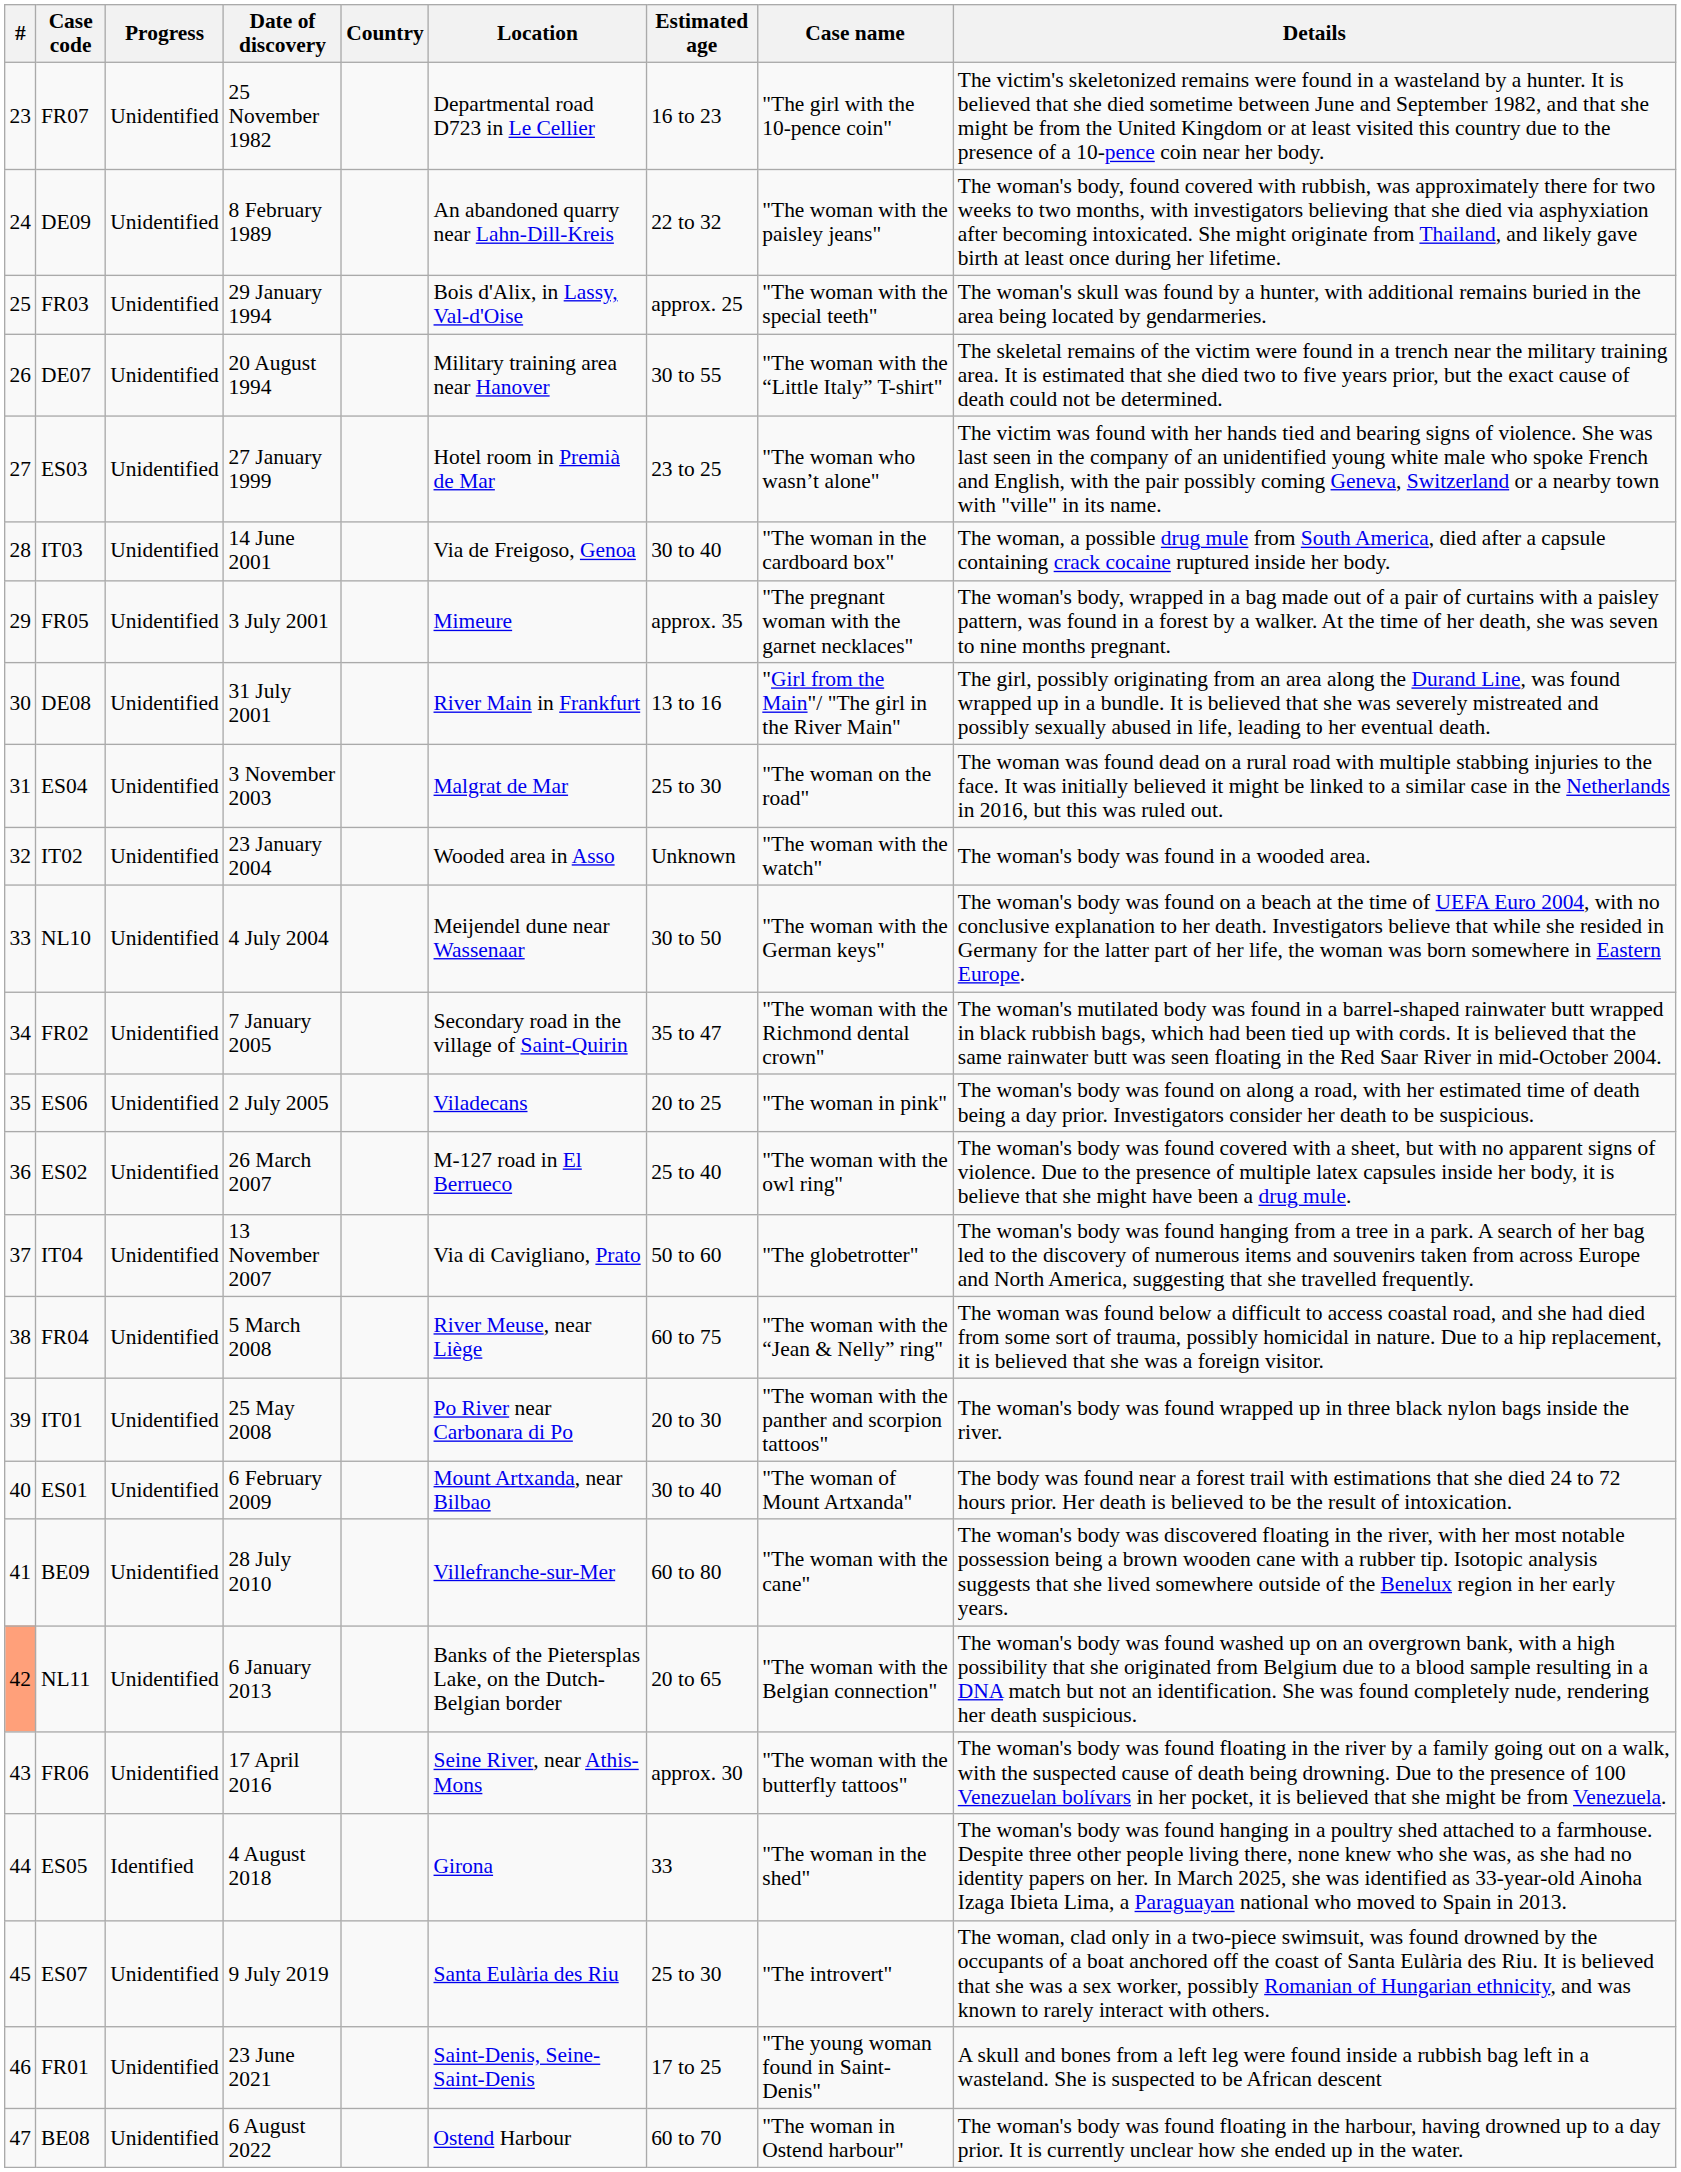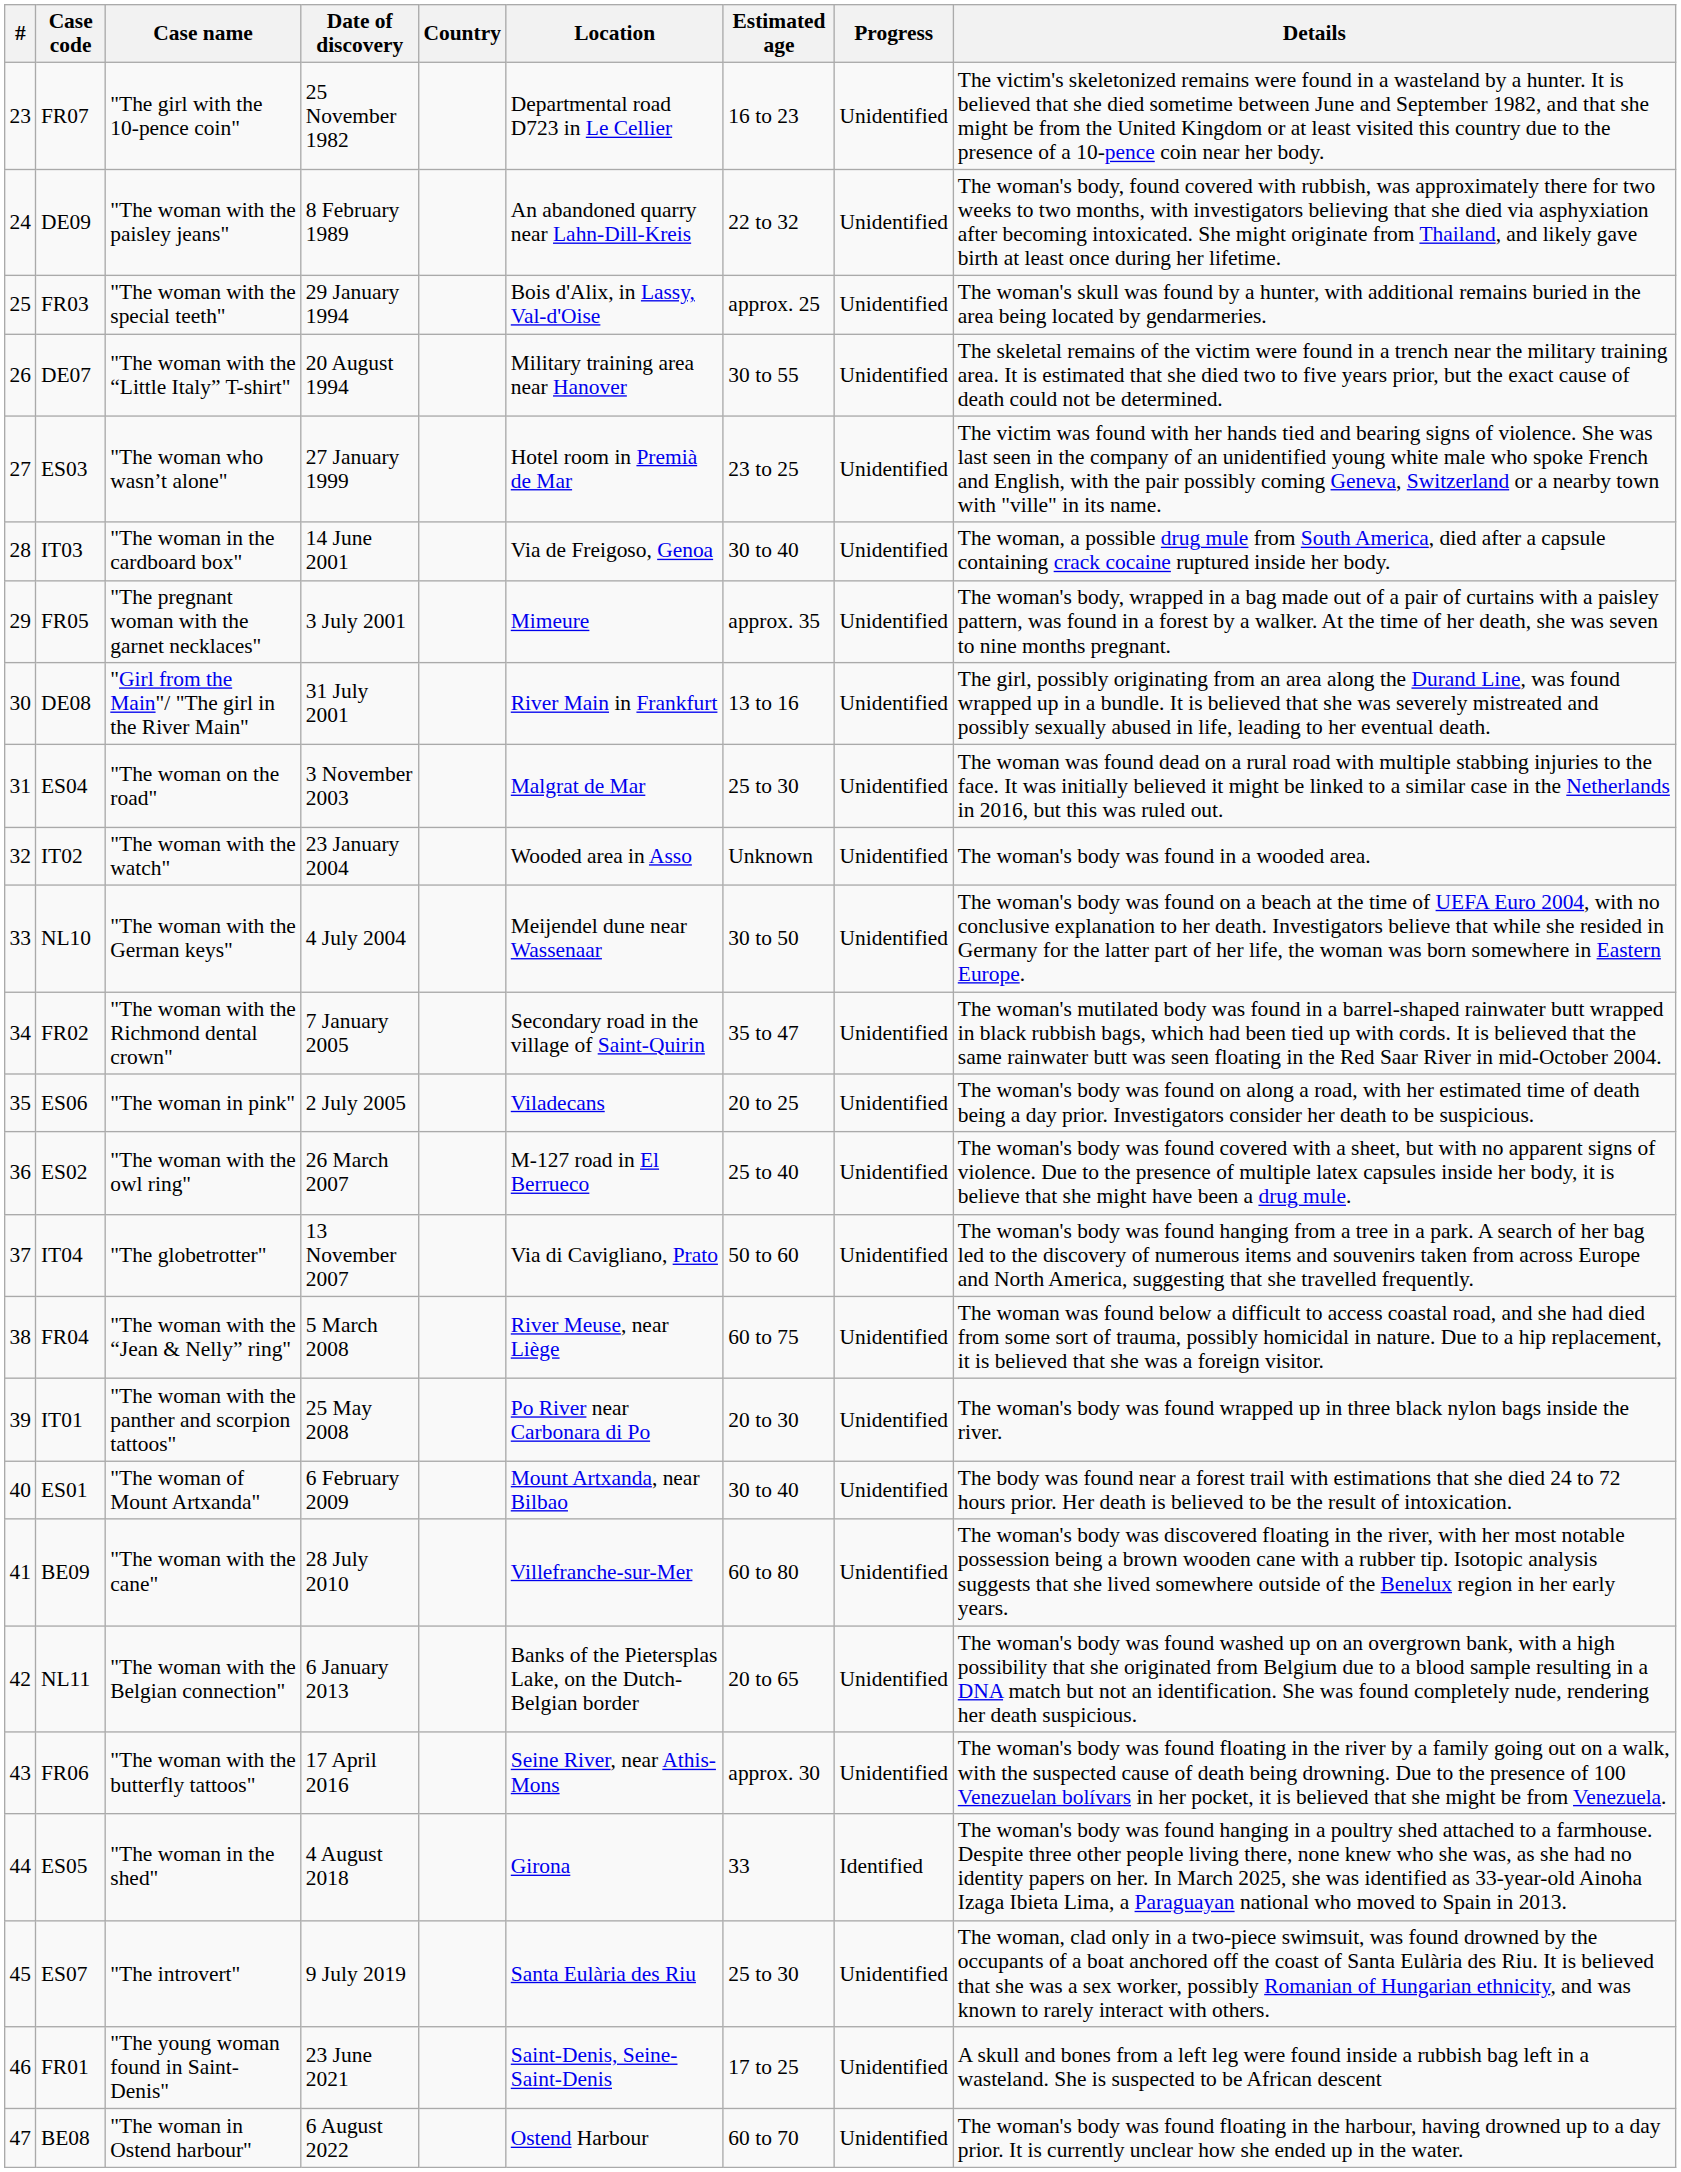columns swapped: (855, 33) <-> (164, 33)
(20, 1678) lightsalmon background -> (20, 1678) no background
